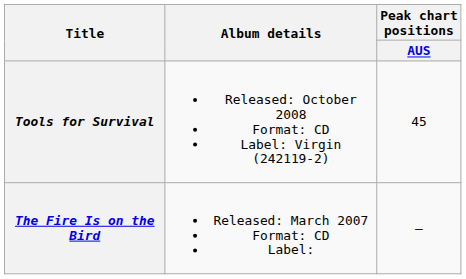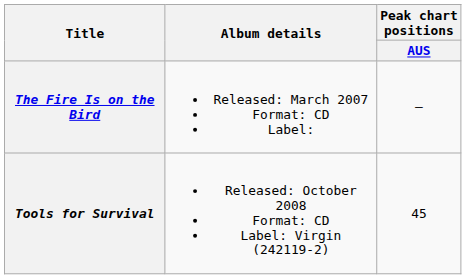rows swapped: (85, 228) <-> (85, 122)
